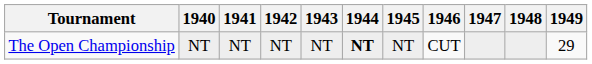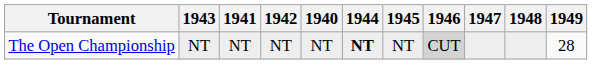columns swapped: (199, 18) <-> (322, 18)
(444, 45) no background -> (444, 45) lightgrey background
(566, 45) 29 -> (566, 45) 28
